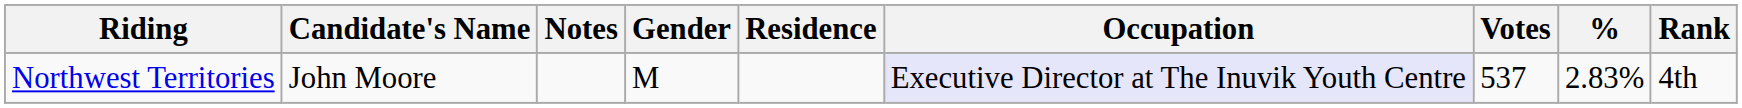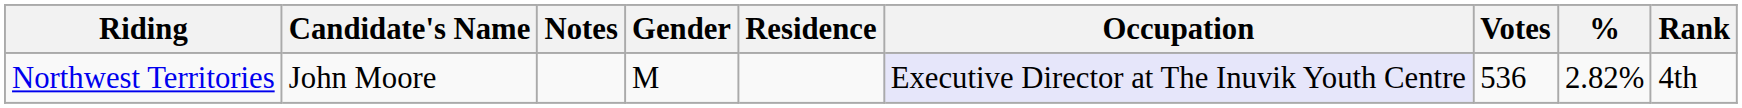(1503, 77) 537 -> (1503, 77) 536
(1605, 77) 2.83% -> (1605, 77) 2.82%
